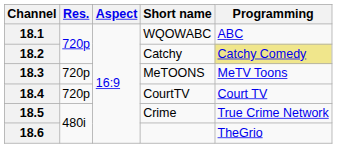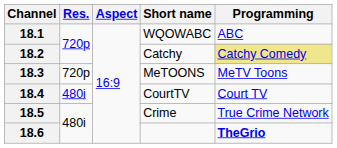(76, 93) 720p -> (74, 93) 480i
(240, 133) normal -> (241, 133) bold
